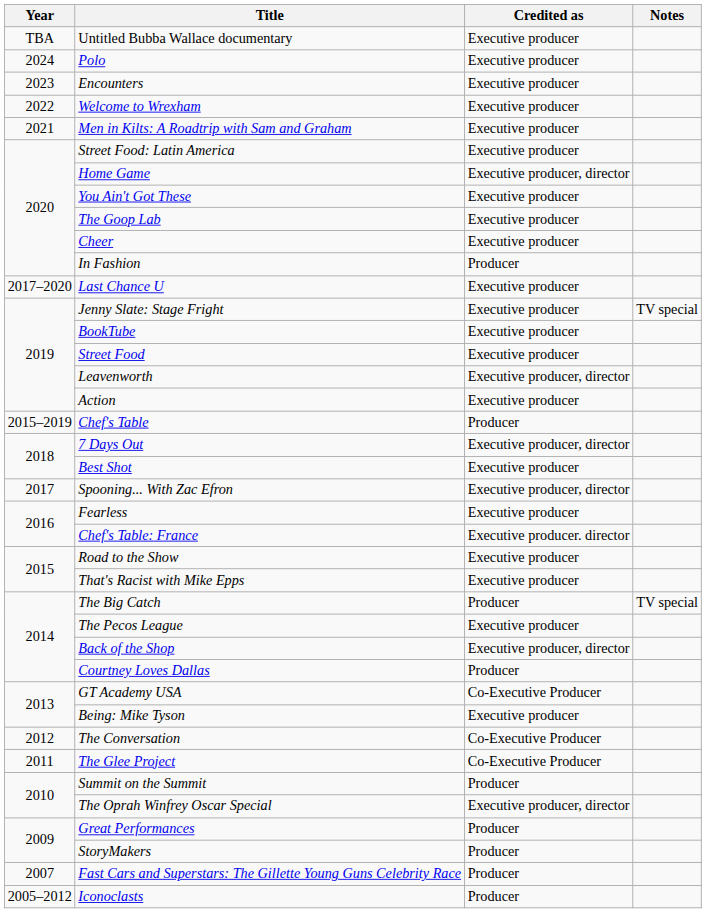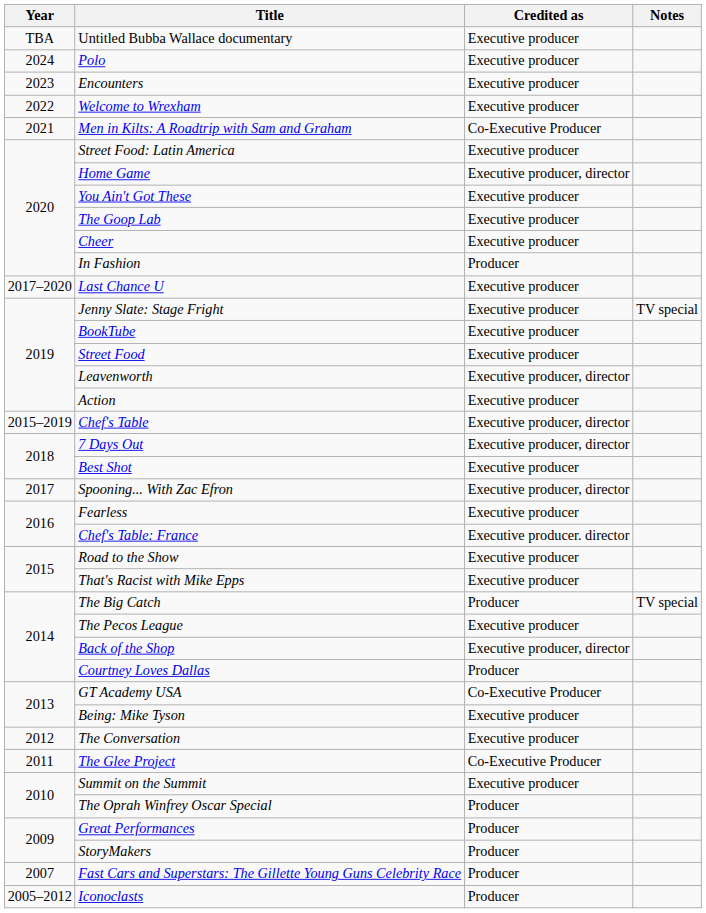(523, 128) Executive producer -> (534, 128) Co-Executive Producer
(493, 422) Producer -> (549, 422) Executive producer, director
(534, 738) Co-Executive Producer -> (523, 738) Executive producer
(493, 783) Producer -> (523, 783) Executive producer
(549, 806) Executive producer, director -> (493, 806) Producer
